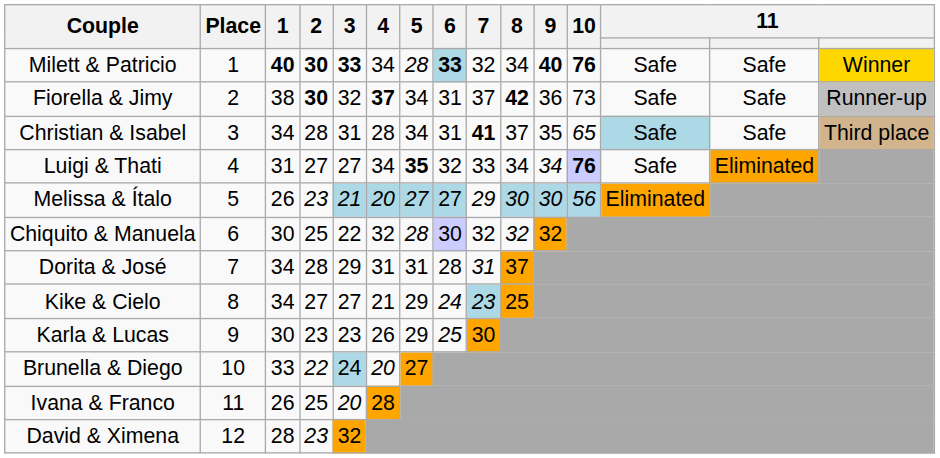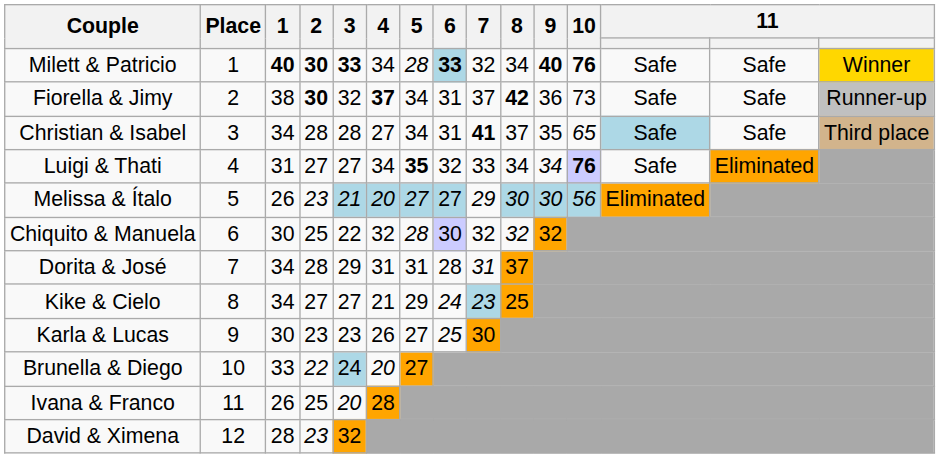(350, 132) 31 -> (350, 132) 28
(383, 132) 28 -> (383, 132) 27
(417, 334) 29 -> (417, 334) 27
